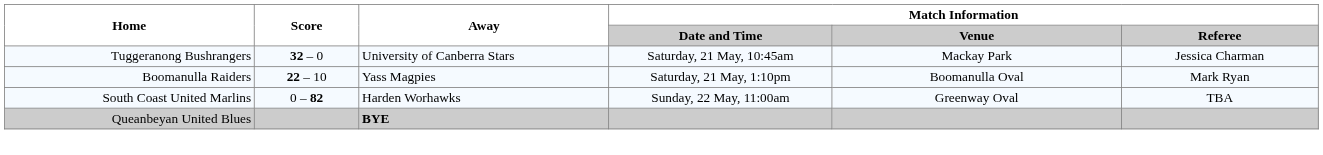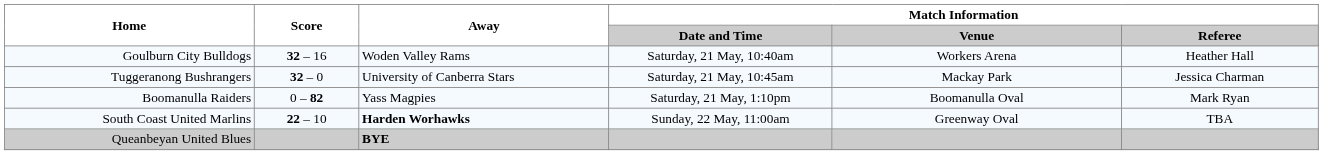+ row: (187, 56)
(307, 77) 22 – 10 -> (307, 97) 0 – 82
(307, 97) 0 – 82 -> (307, 118) 22 – 10
(411, 97) normal -> (416, 118) bold
